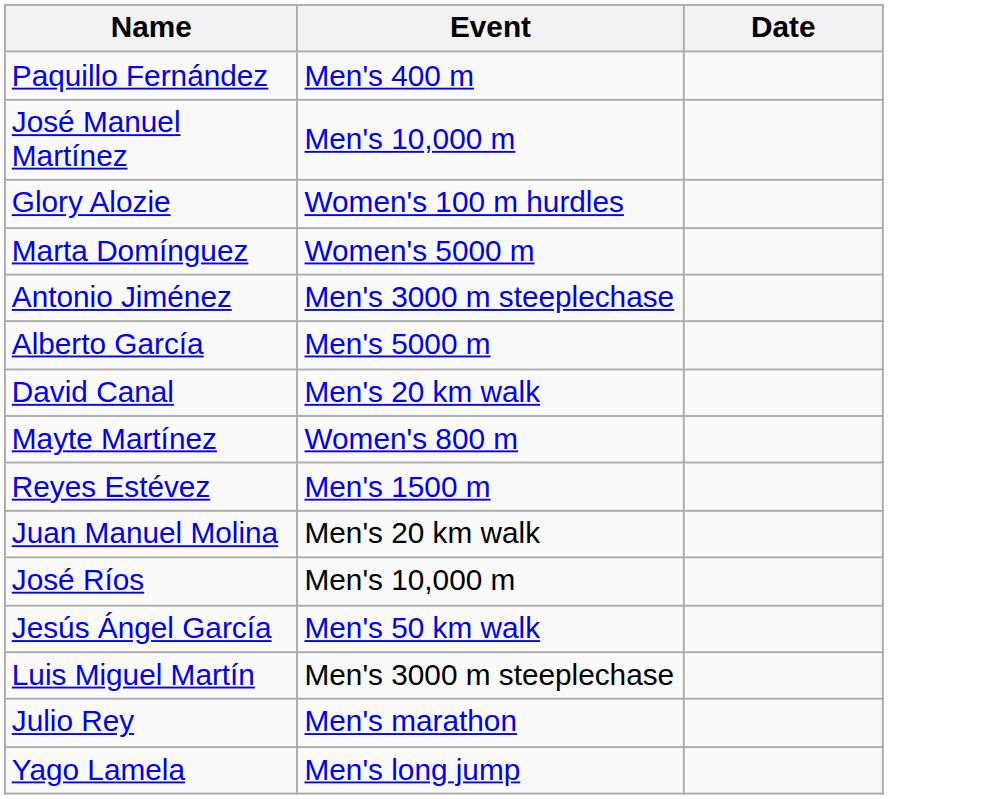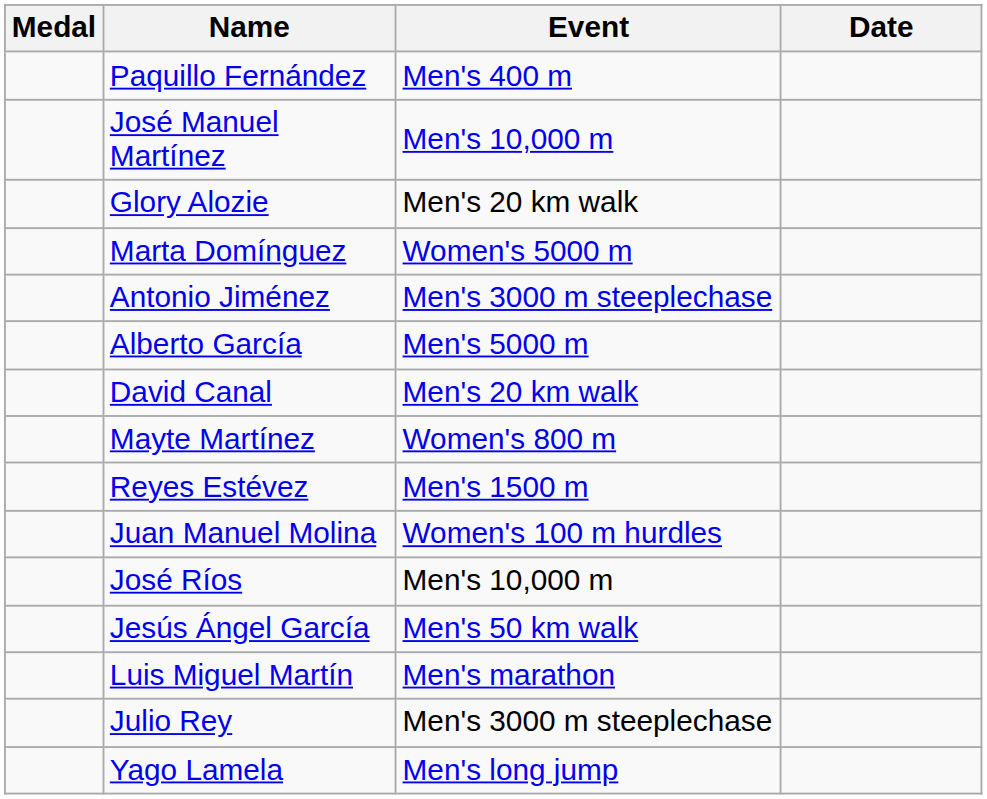+ column: (54, 28)
(464, 203) Women's 100 m hurdles -> (520, 203) Men's 20 km walk
(422, 533) Men's 20 km walk -> (562, 533) Women's 100 m hurdles
(489, 675) Men's 3000 m steeplechase -> (509, 675) Men's marathon
(411, 722) Men's marathon -> (587, 722) Men's 3000 m steeplechase
